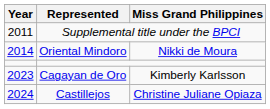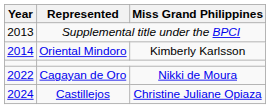(20, 32) 2011 -> (20, 32) 2013
(198, 51) Nikki de Moura -> (198, 51) Kimberly Karlsson
(20, 75) 2023 -> (20, 75) 2022
(198, 75) Kimberly Karlsson -> (198, 75) Nikki de Moura
